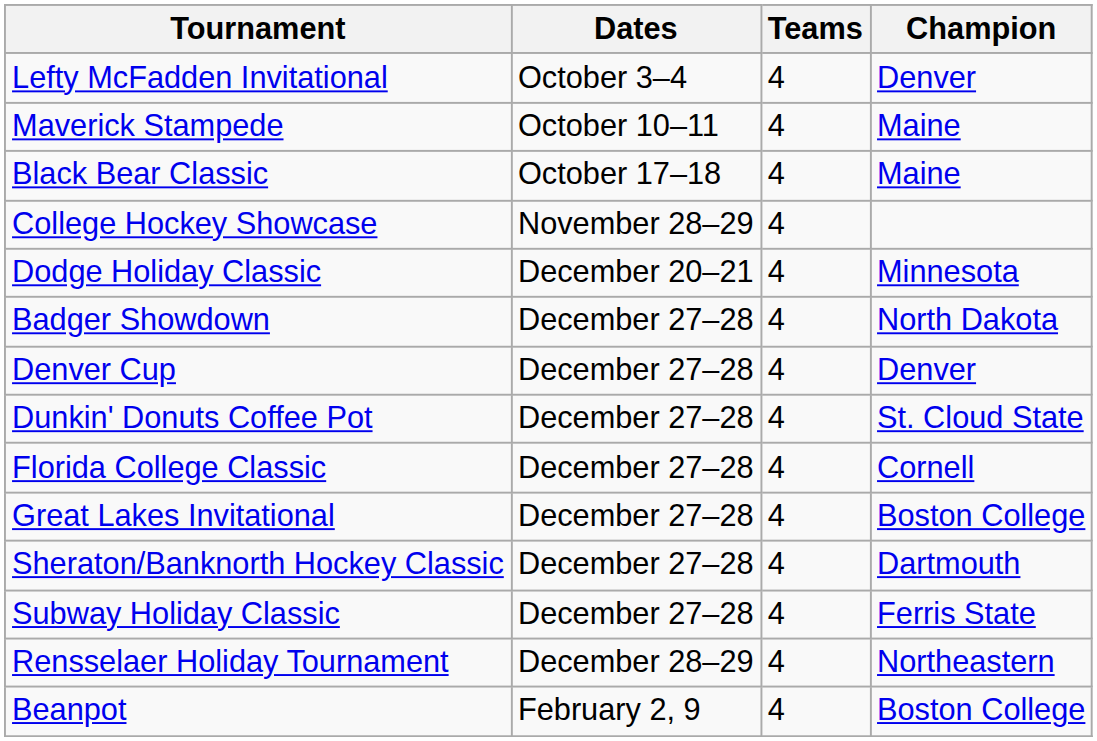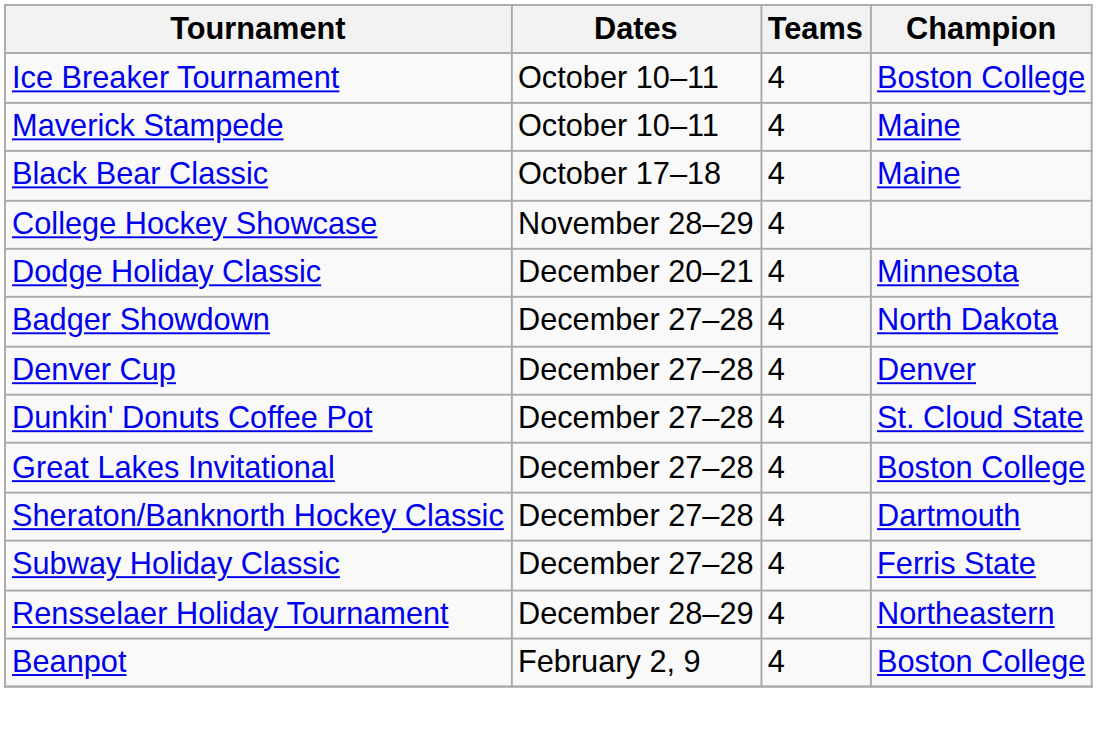- row: (200, 77)
+ row: (176, 77)
- row: (169, 467)
